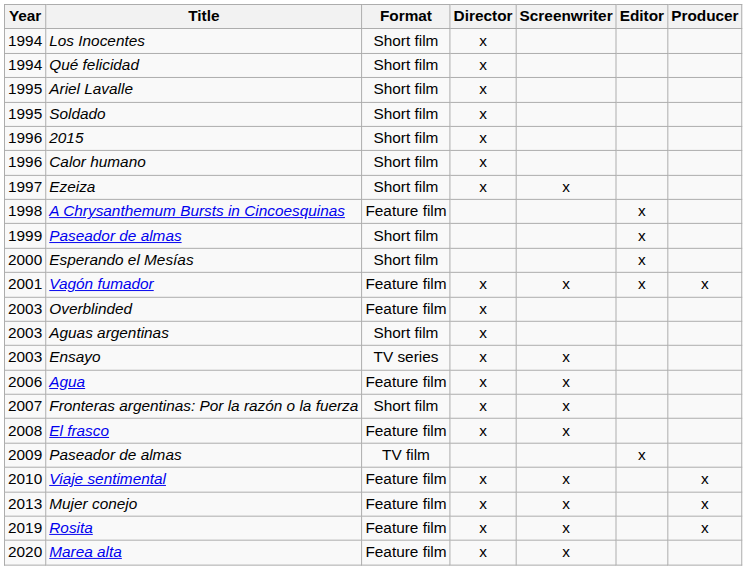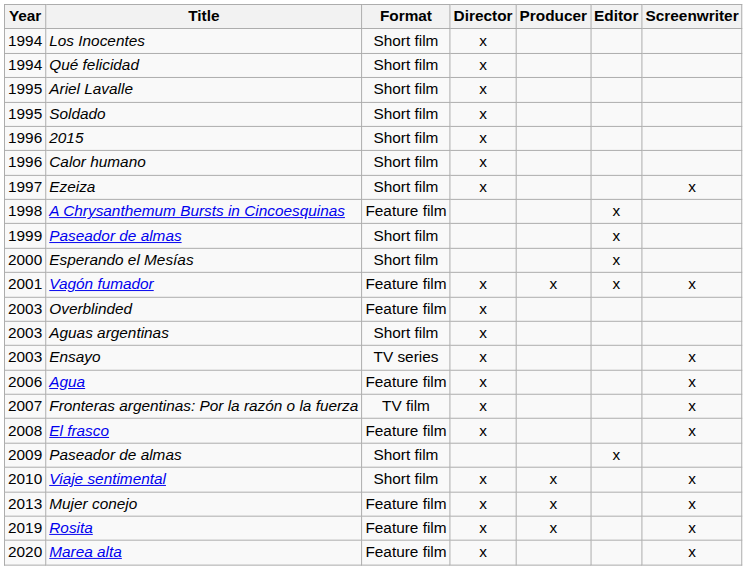columns swapped: (566, 16) <-> (705, 16)
(406, 406) Short film -> (406, 406) TV film
(406, 455) TV film -> (406, 455) Short film
(406, 479) Feature film -> (406, 479) Short film
